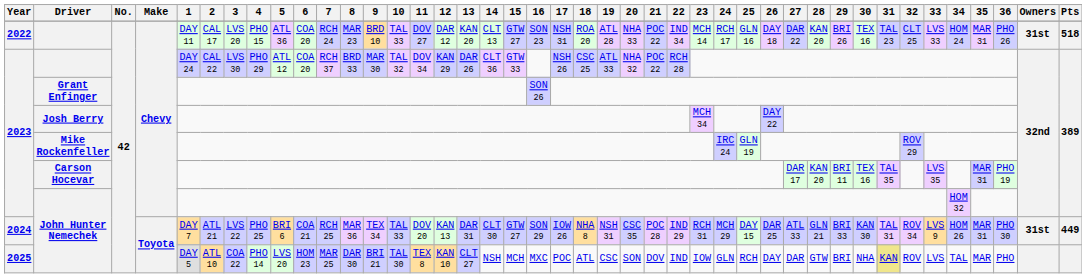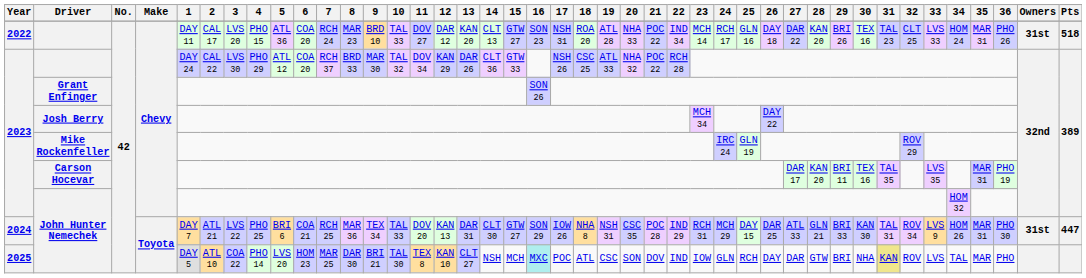(1070, 230) 449 -> (1070, 230) 447
(539, 258) no background -> (539, 258) paleturquoise background
